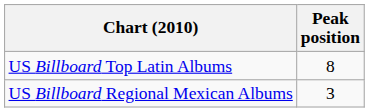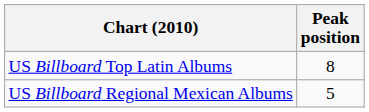(330, 93) 3 -> (330, 93) 5
